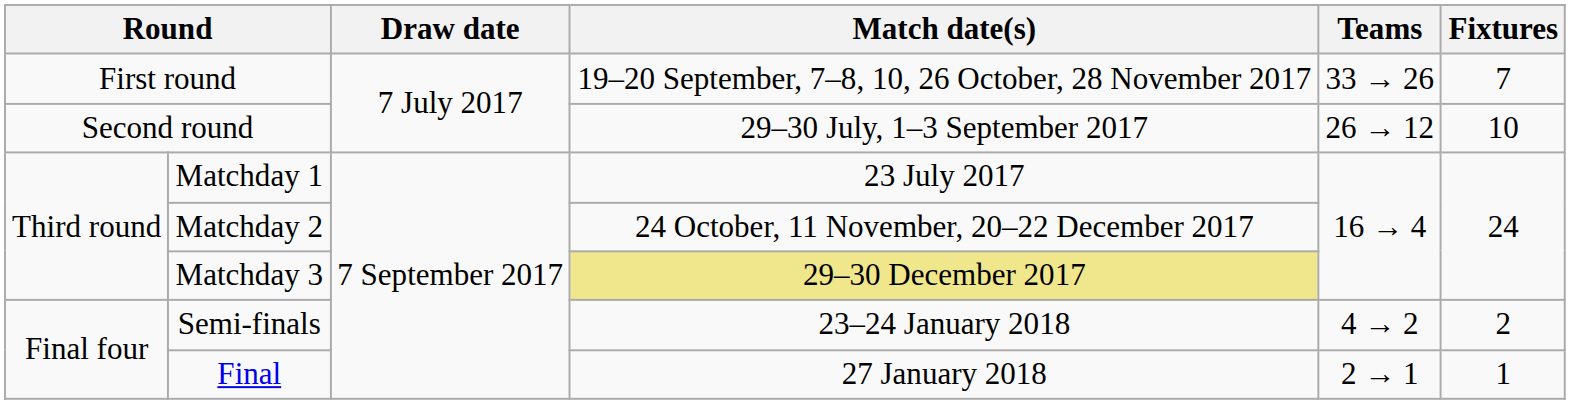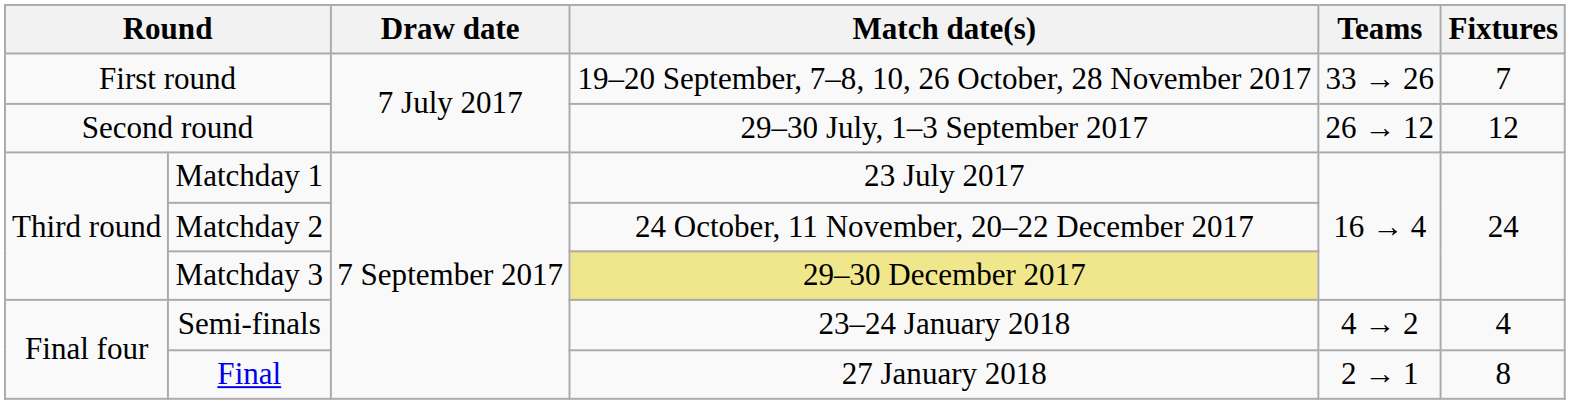(1503, 127) 10 -> (1503, 127) 12
(1503, 324) 2 -> (1503, 324) 4
(1503, 373) 1 -> (1503, 373) 8
